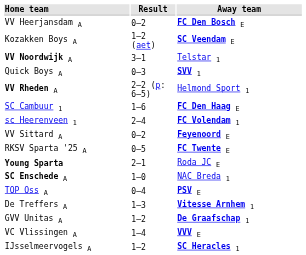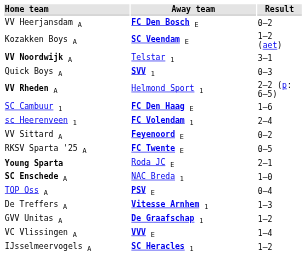columns swapped: (153, 10) <-> (239, 10)
